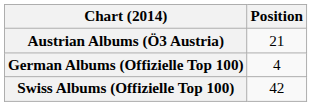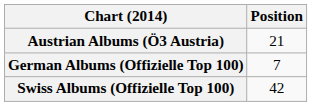(277, 64) 4 -> (277, 64) 7
